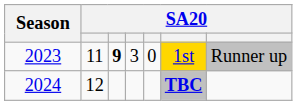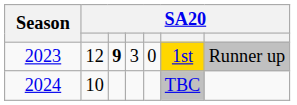(95, 56) 11 -> (95, 56) 12
(95, 85) 12 -> (95, 85) 10
(184, 85) bold -> (183, 85) normal
